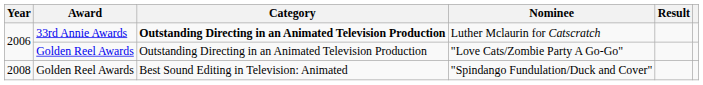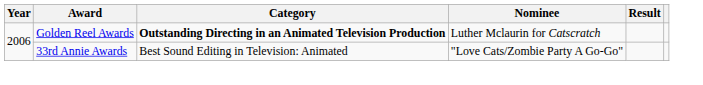(82, 32) 33rd Annie Awards -> (85, 32) Golden Reel Awards
(85, 51) Golden Reel Awards -> (82, 51) 33rd Annie Awards
(283, 51) Outstanding Directing in an Animated Television Production -> (243, 51) Best Sound Editing in Television: Animated
- row: (552, 70)
